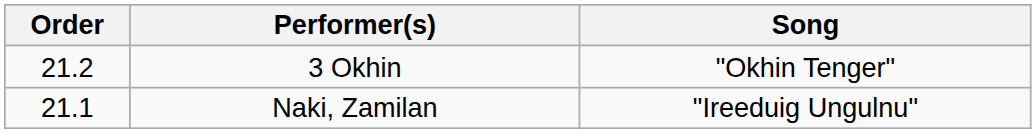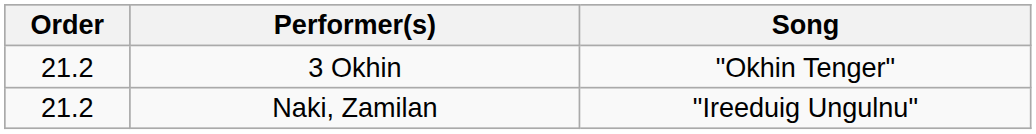(67, 108) 21.1 -> (67, 108) 21.2
